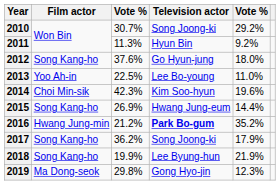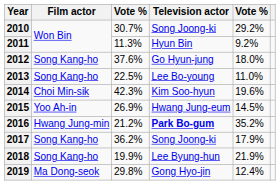(55, 76) Yoo Ah-in -> (66, 76) Song Kang-ho
(66, 108) Song Kang-ho -> (55, 108) Yoo Ah-in
(249, 108) 14.4% -> (249, 108) 14.5%
(249, 172) 12.3% -> (249, 172) 12.4%
